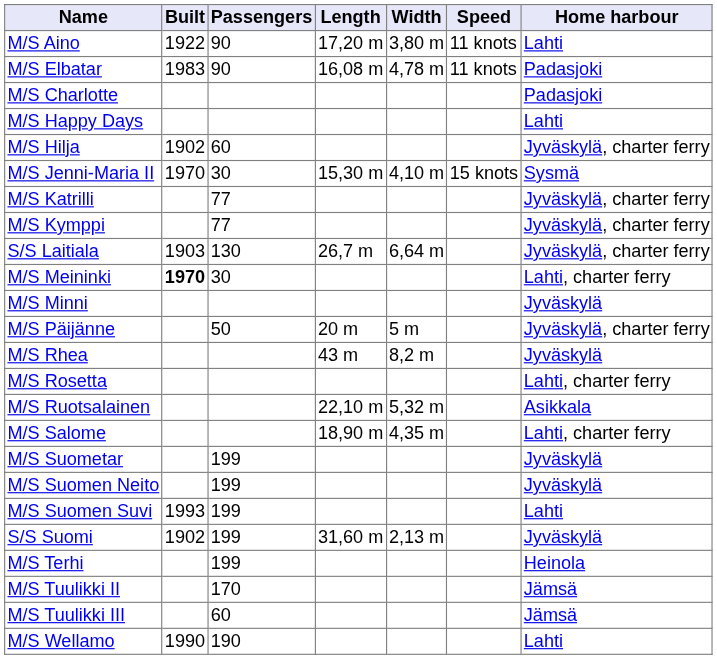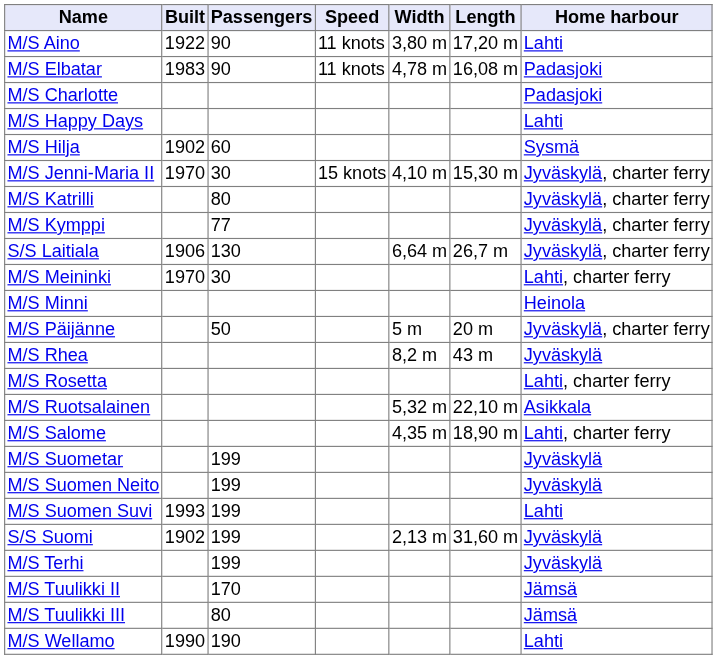columns swapped: (351, 17) <-> (484, 17)
(617, 147) Jyväskylä, charter ferry -> (551, 147) Sysmä
(551, 173) Sysmä -> (617, 173) Jyväskylä, charter ferry
(221, 199) 77 -> (221, 199) 80
(185, 251) 1903 -> (185, 251) 1906
(185, 277) bold -> (185, 277) normal
(563, 303) Jyväskylä -> (554, 303) Heinola
(554, 563) Heinola -> (563, 563) Jyväskylä
(221, 615) 60 -> (221, 615) 80
